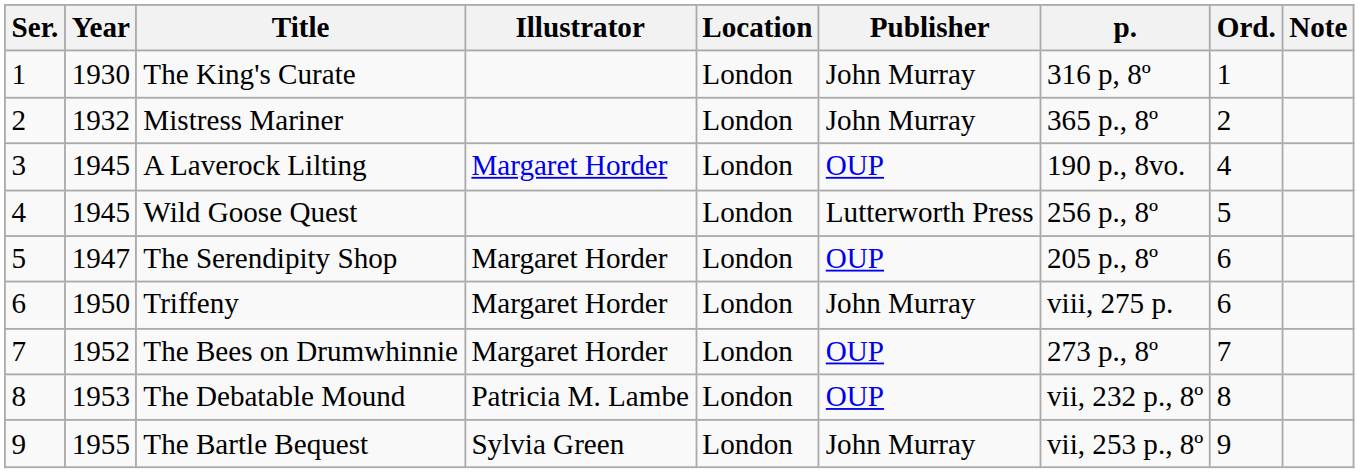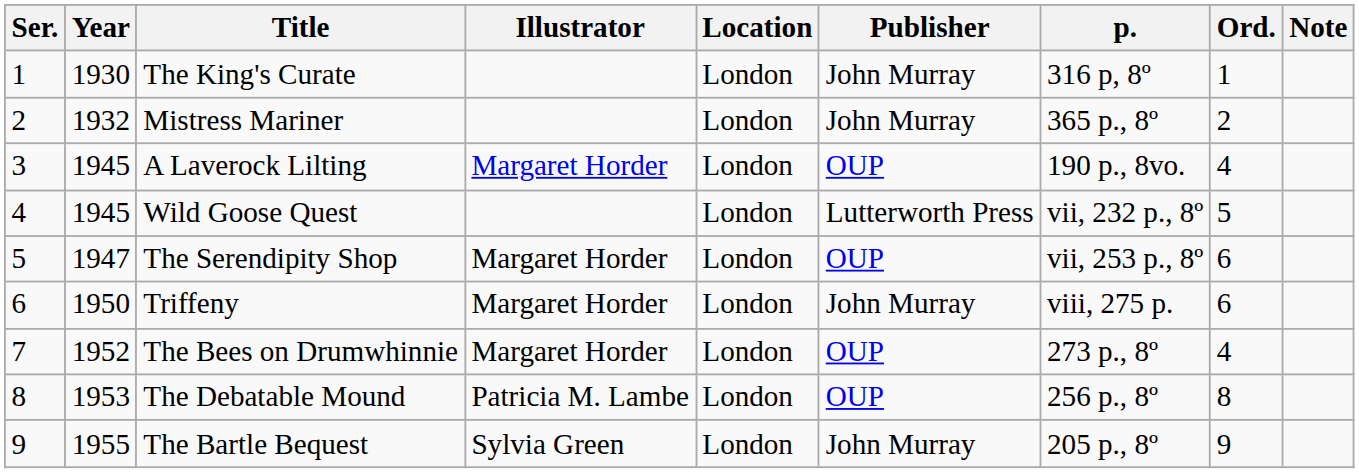(1103, 212) 256 p., 8º -> (1125, 212) vii, 232 p., 8º
(1103, 258) 205 p., 8º -> (1125, 258) vii, 253 p., 8º
(1224, 350) 7 -> (1224, 350) 4
(1125, 397) vii, 232 p., 8º -> (1103, 397) 256 p., 8º
(1125, 443) vii, 253 p., 8º -> (1103, 443) 205 p., 8º
